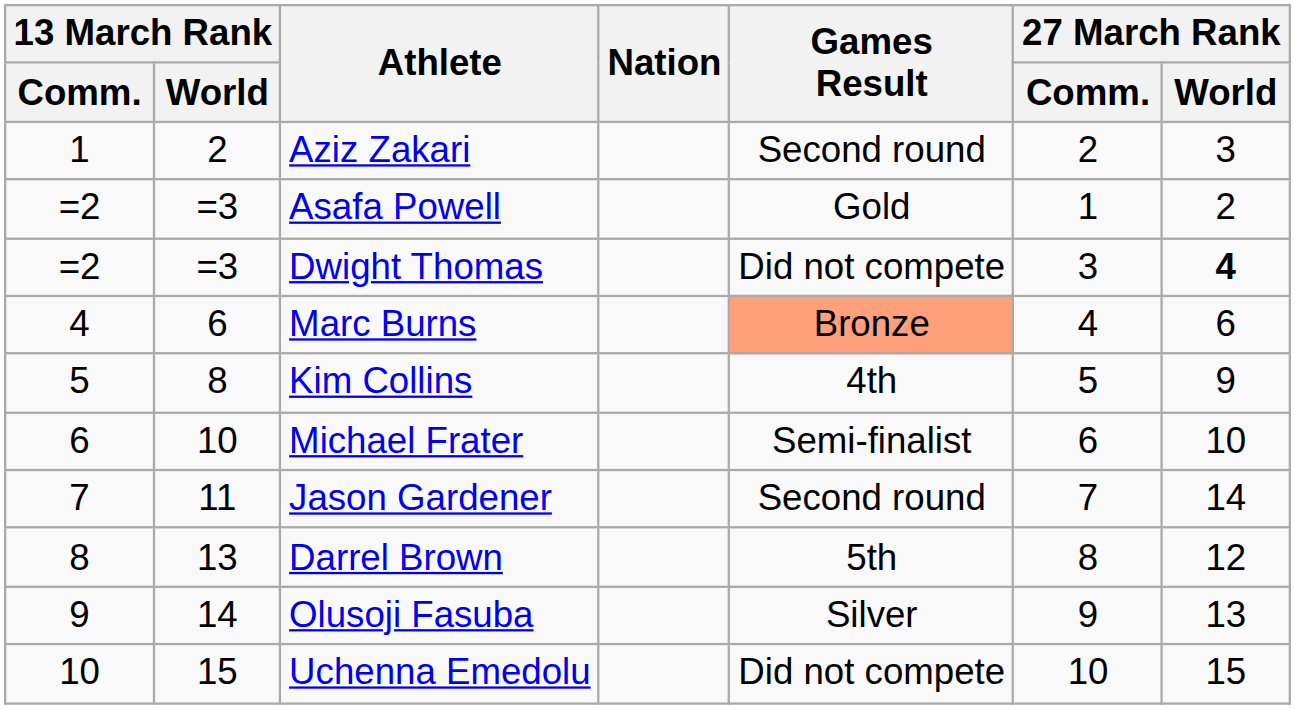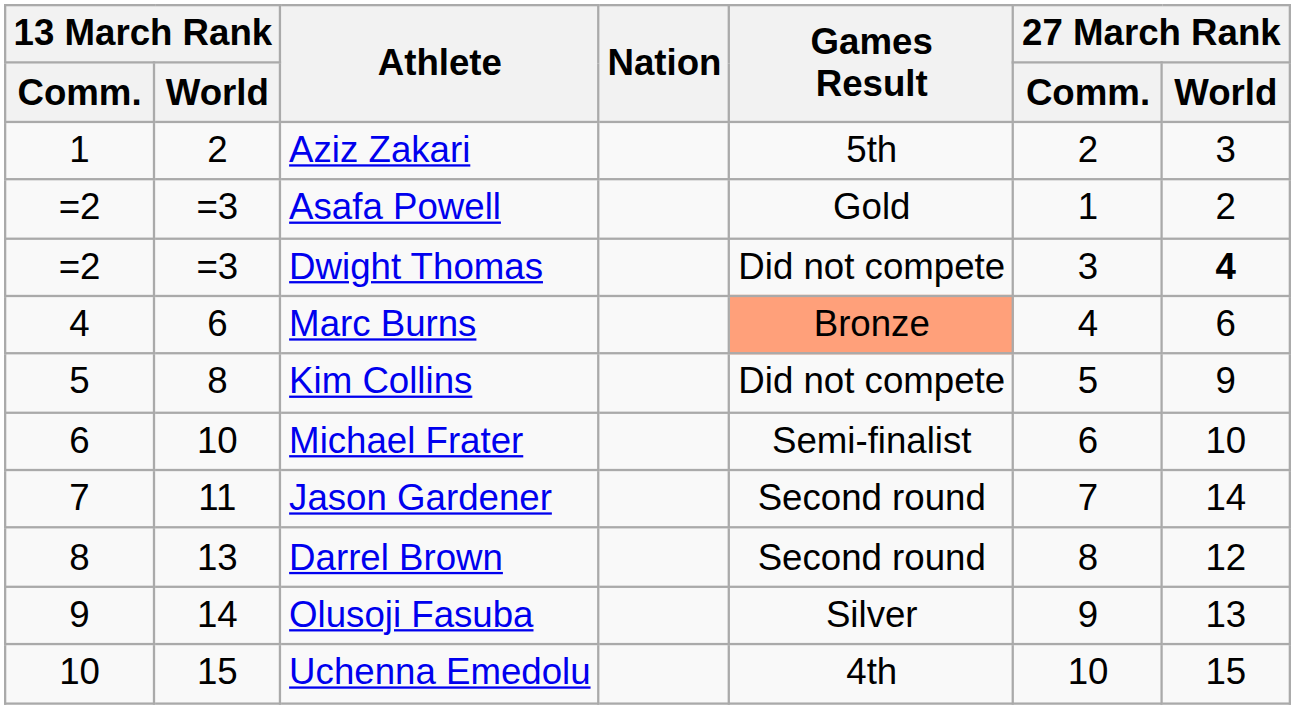(872, 149) Second round -> (872, 149) 5th
(872, 382) 4th -> (872, 382) Did not compete
(872, 556) 5th -> (872, 556) Second round
(872, 672) Did not compete -> (872, 672) 4th
